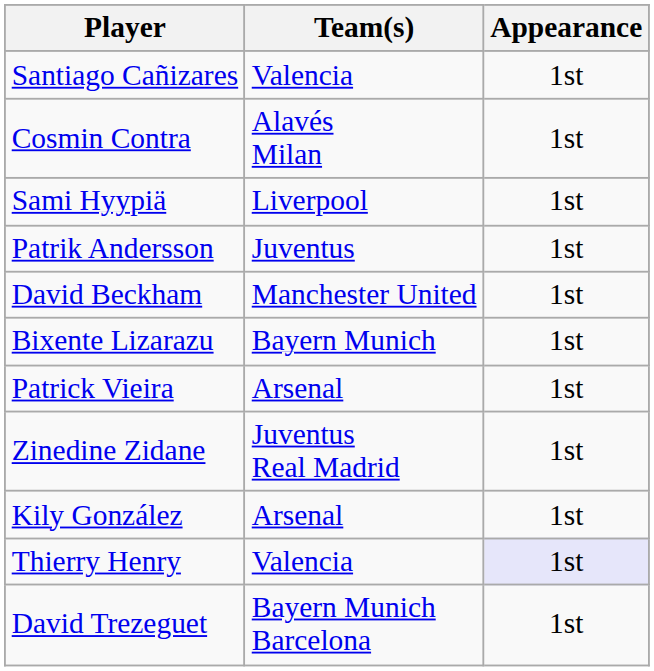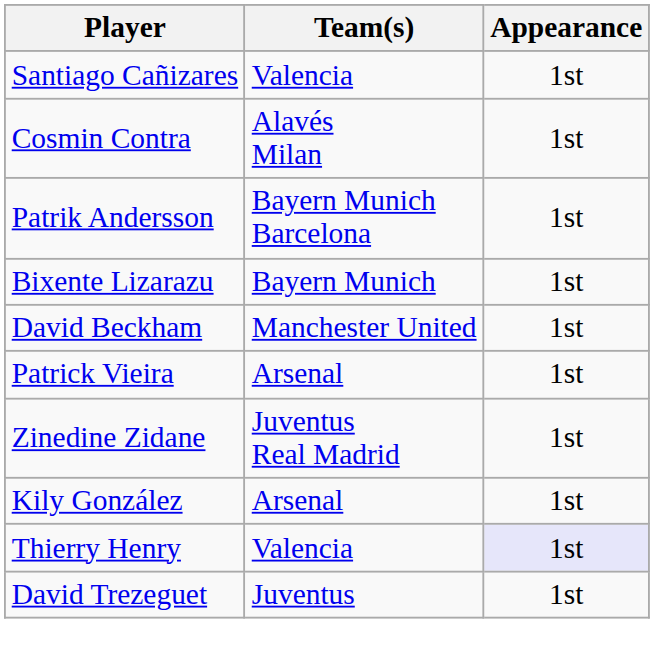- row: (89, 201)
(303, 247) Juventus -> (344, 217) Bayern Munich Barcelona
rows swapped: (113, 341) <-> (107, 294)
(344, 624) Bayern Munich Barcelona -> (303, 594) Juventus
